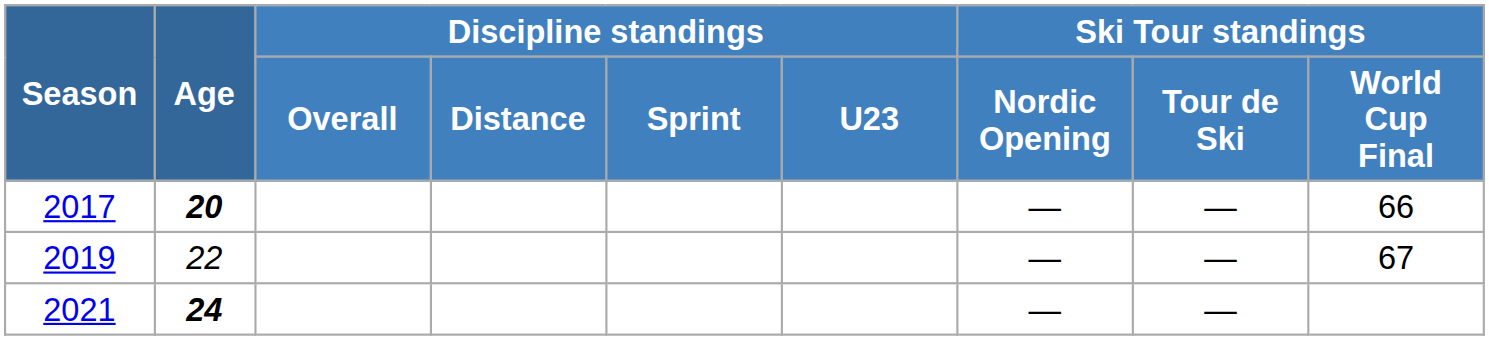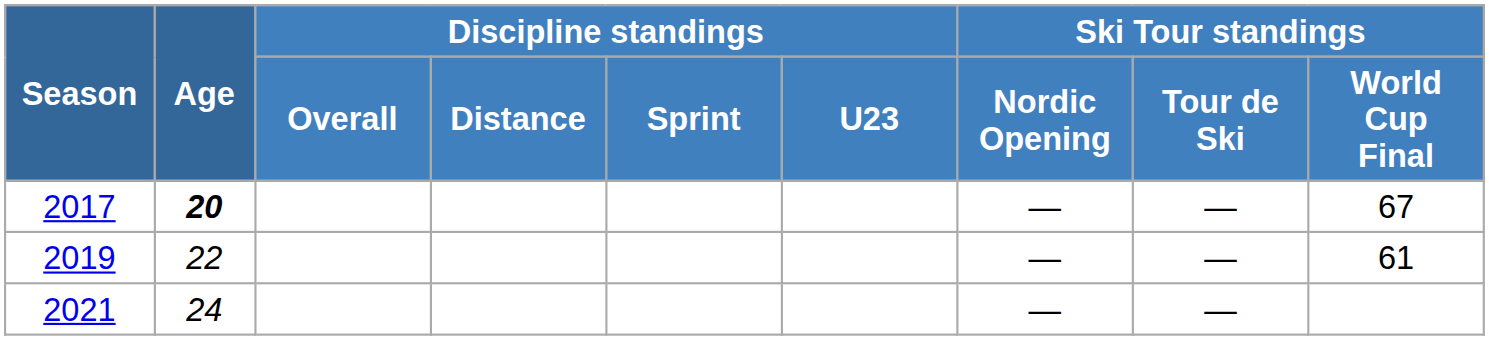(1396, 207) 66 -> (1396, 207) 67
(1396, 258) 67 -> (1396, 258) 61
(204, 310) bold -> (204, 310) normal
